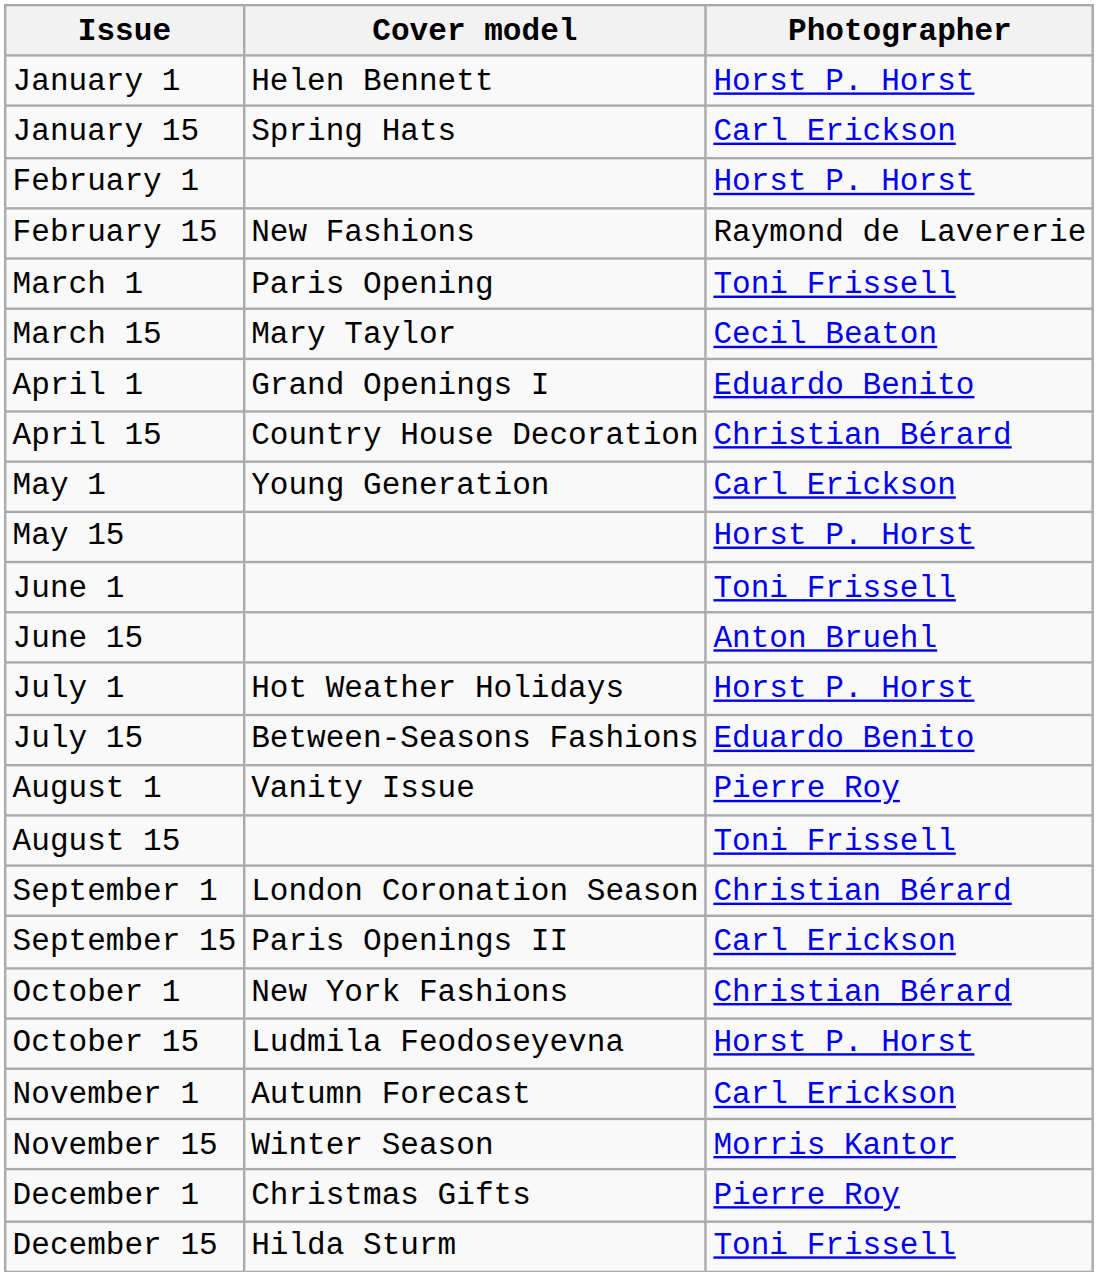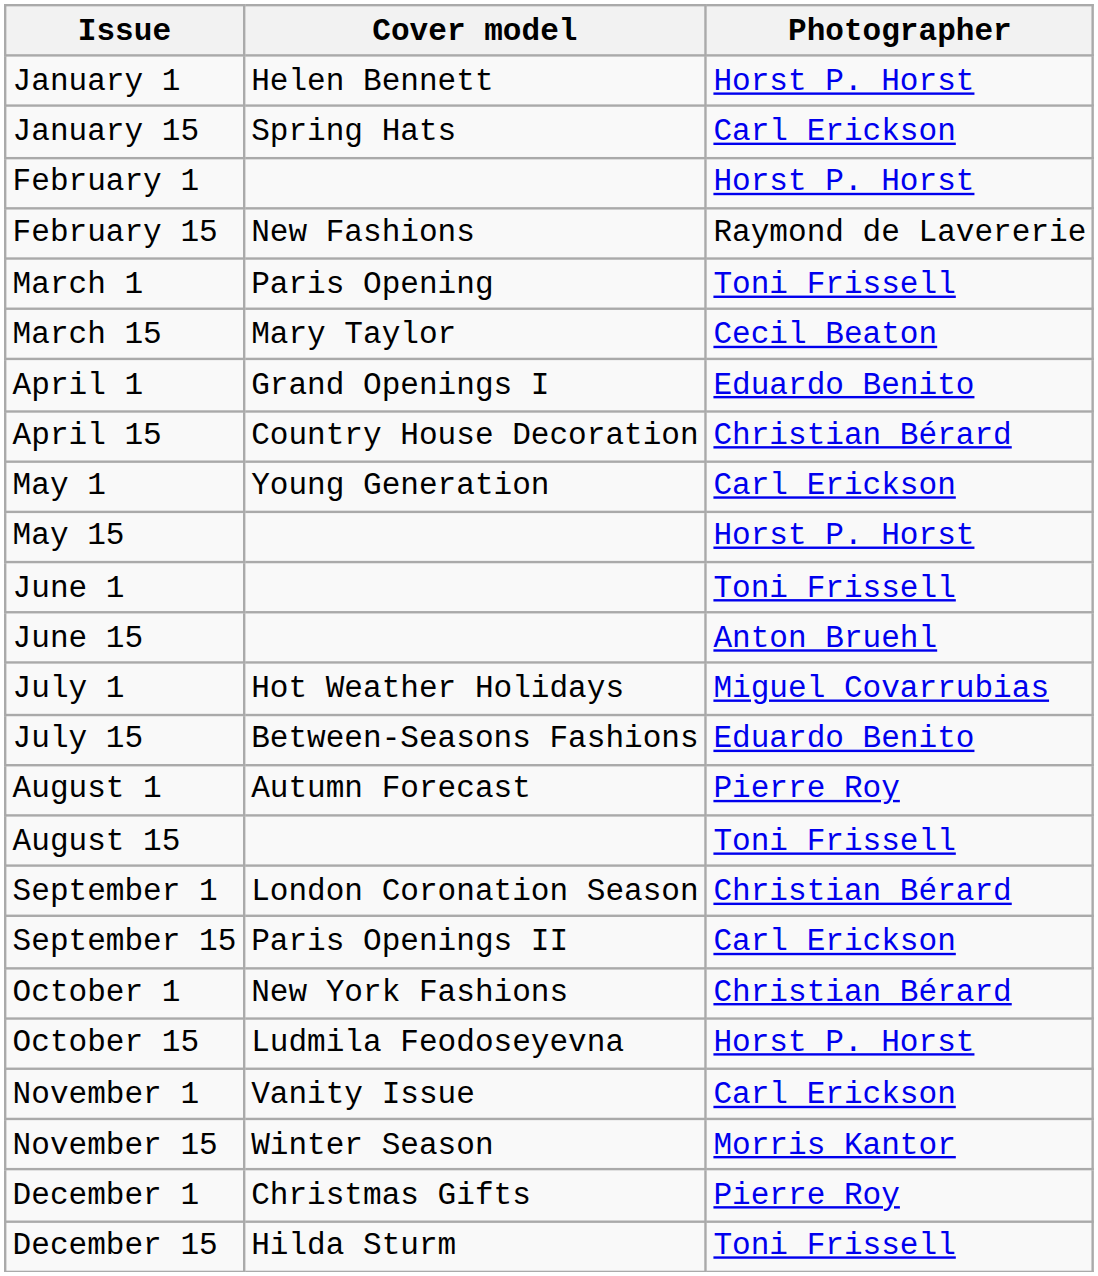(844, 689) Horst P. Horst -> (881, 689) Miguel Covarrubias
(363, 790) Vanity Issue -> (391, 790) Autumn Forecast
(391, 1094) Autumn Forecast -> (363, 1094) Vanity Issue
